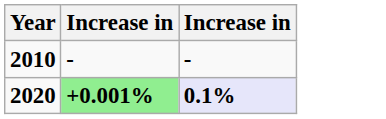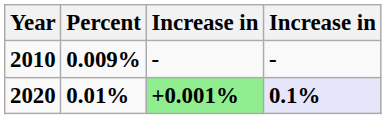+ column: (104, 22)
